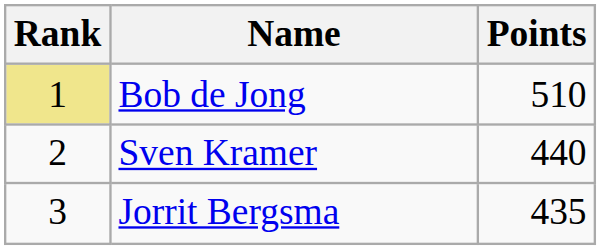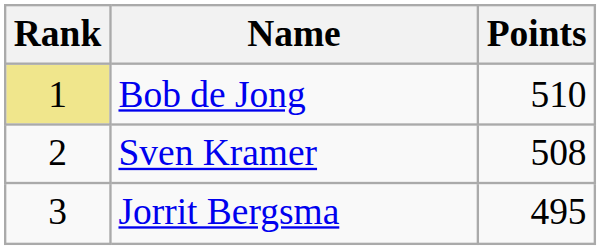(559, 152) 440 -> (559, 152) 508
(559, 212) 435 -> (559, 212) 495
